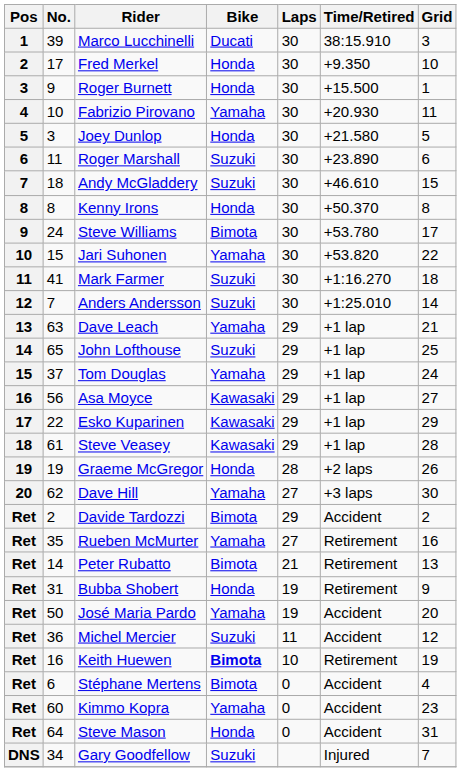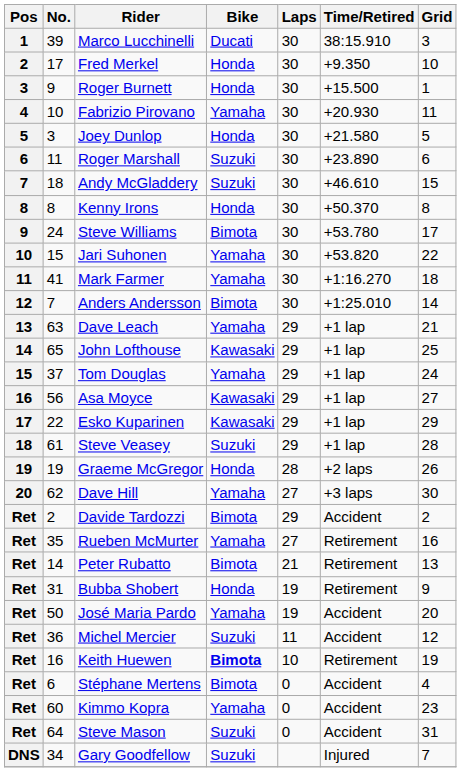(233, 279) Suzuki -> (238, 279) Yamaha
(233, 302) Suzuki -> (234, 302) Bimota
(233, 350) Suzuki -> (242, 350) Kawasaki
(242, 445) Kawasaki -> (233, 445) Suzuki
(232, 731) Honda -> (233, 731) Suzuki
